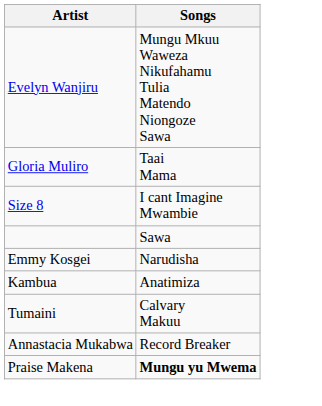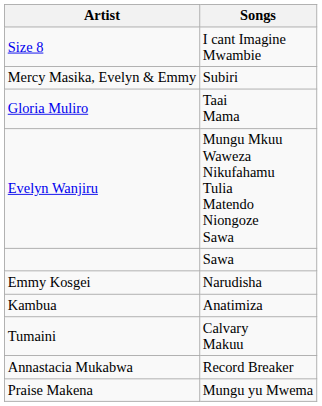rows swapped: (53, 87) <-> (26, 205)
+ row: (102, 77)
(198, 367) bold -> (258, 390) normal
